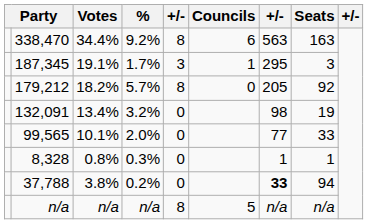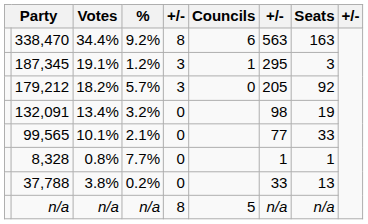(143, 64) 1.7% -> (143, 64) 1.2%
(181, 87) 8 -> (181, 87) 3
(143, 135) 2.0% -> (143, 135) 2.1%
(143, 159) 0.3% -> (143, 159) 7.7%
(279, 183) bold -> (279, 183) normal
(326, 183) 94 -> (326, 183) 13
